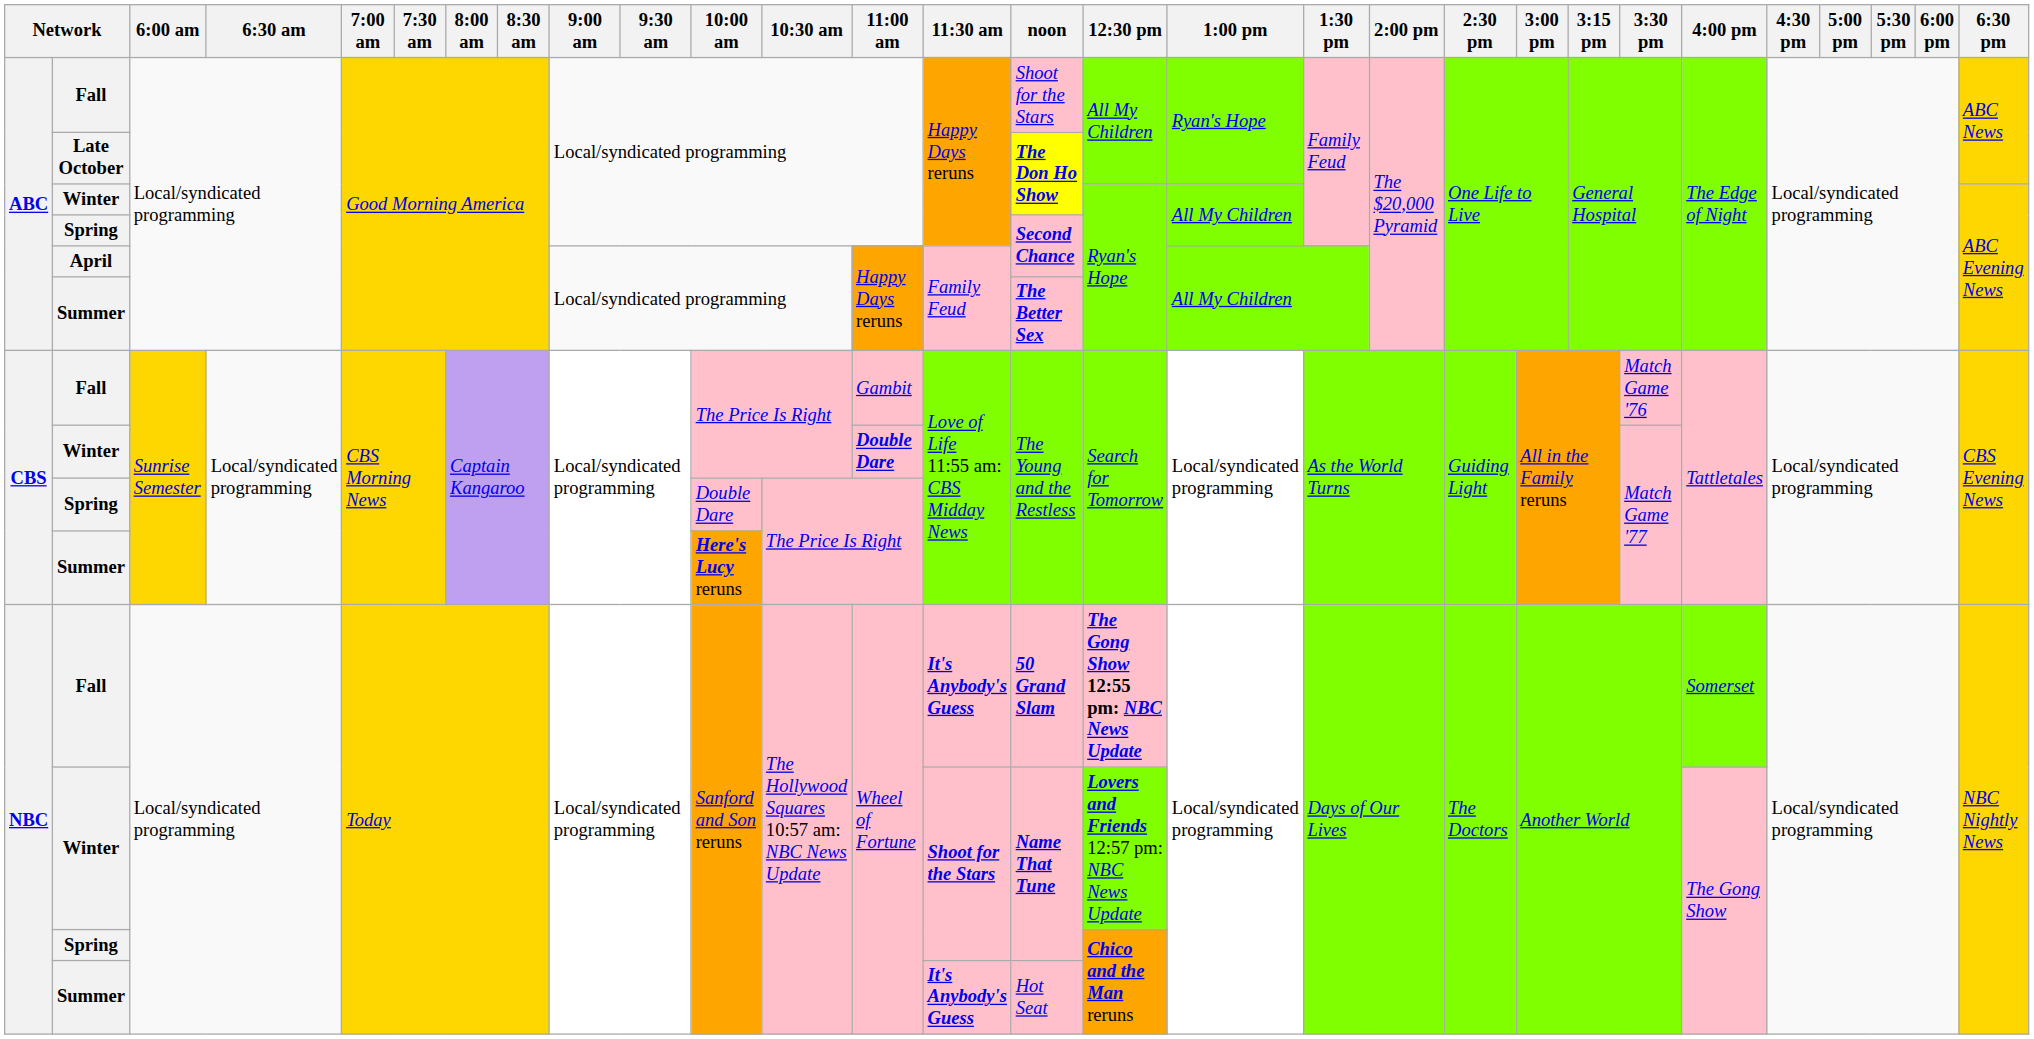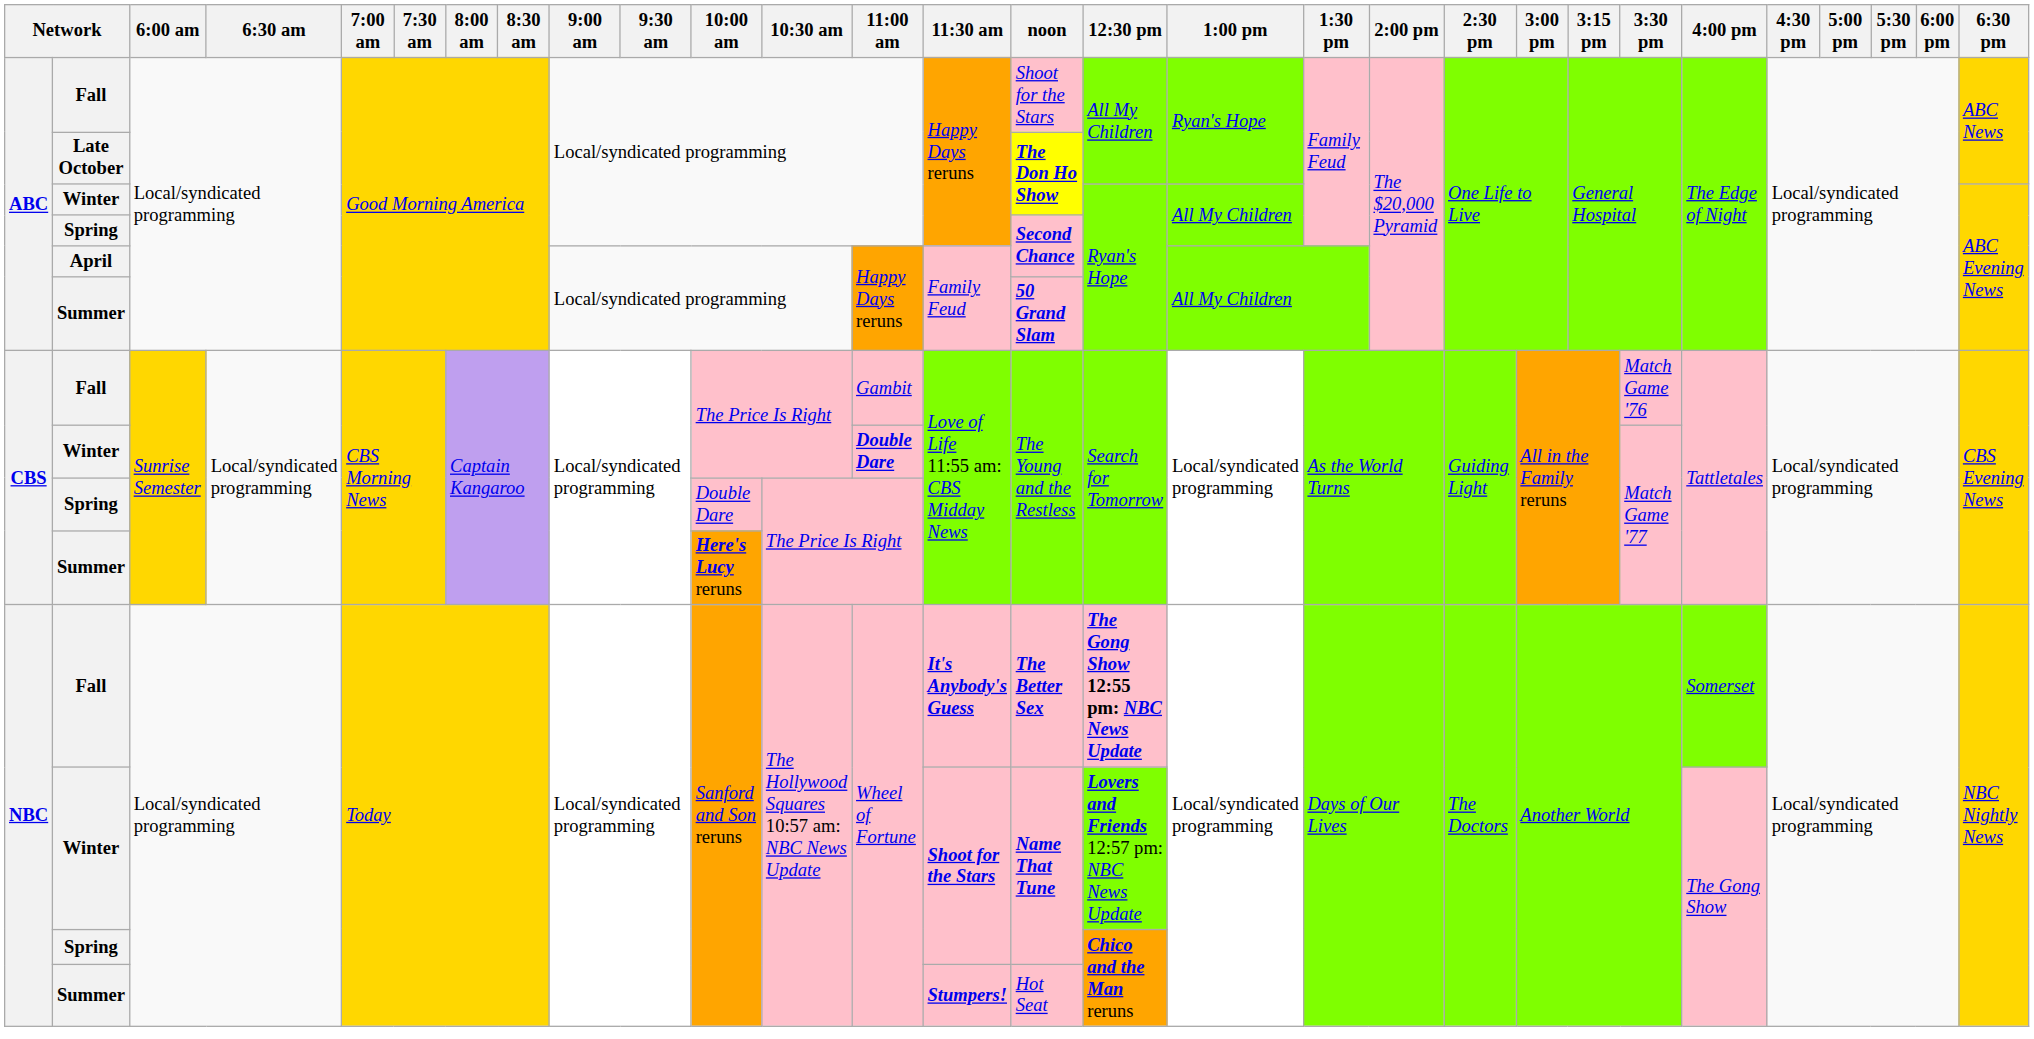(1039, 313) The Better Sex -> (1040, 313) 50 Grand Slam
(1040, 686) 50 Grand Slam -> (1039, 686) The Better Sex
(967, 997) It's Anybody's Guess -> (967, 995) Stumpers!
